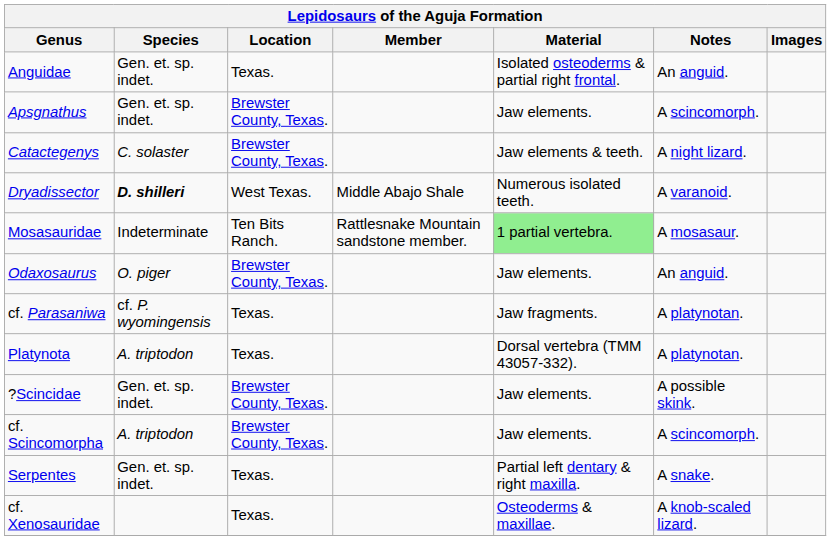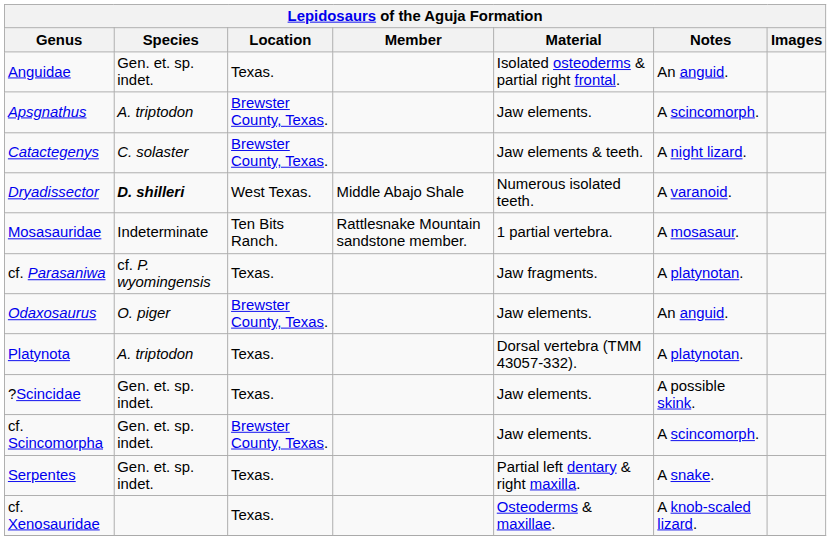(156, 112) Gen. et. sp. indet. -> (155, 112) A. triptodon
(555, 233) lightgreen background -> (555, 233) no background
rows swapped: (52, 273) <-> (57, 313)
(280, 394) Brewster County, Texas. -> (253, 394) Texas.
(155, 434) A. triptodon -> (156, 434) Gen. et. sp. indet.
